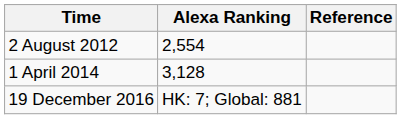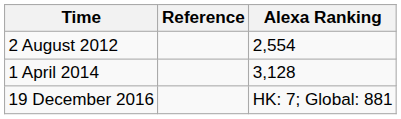columns swapped: (232, 18) <-> (351, 18)
